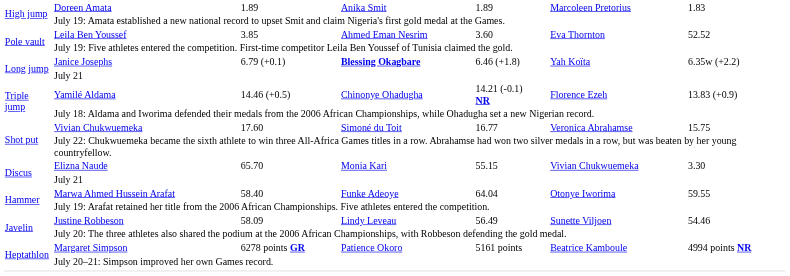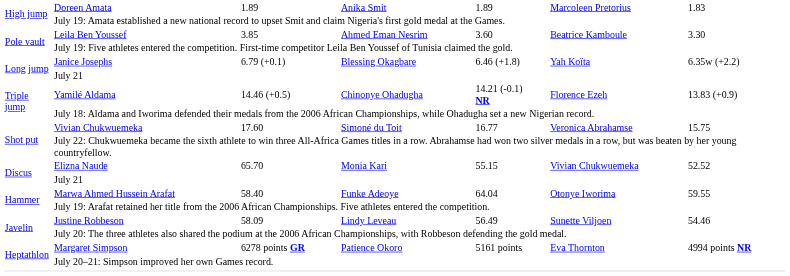(578, 34) Eva Thornton -> (589, 34) Beatrice Kamboule
(699, 34) 52.52 -> (697, 34) 3.30
(381, 62) bold -> (379, 62) normal
(697, 166) 3.30 -> (699, 166) 52.52
(589, 248) Beatrice Kamboule -> (578, 248) Eva Thornton
